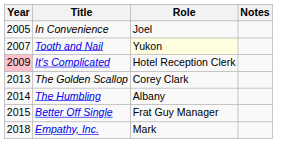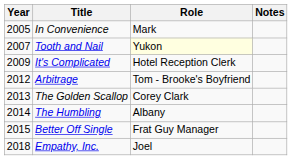(142, 29) Joel -> (144, 29) Mark
(19, 63) pink background -> (19, 63) no background
+ row: (57, 79)
(144, 130) Mark -> (142, 146) Joel
